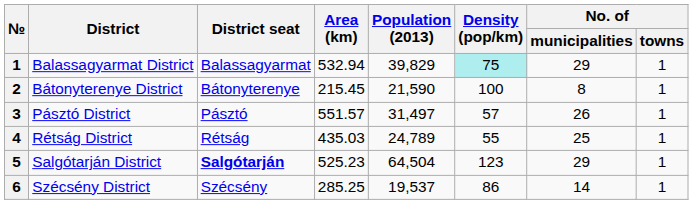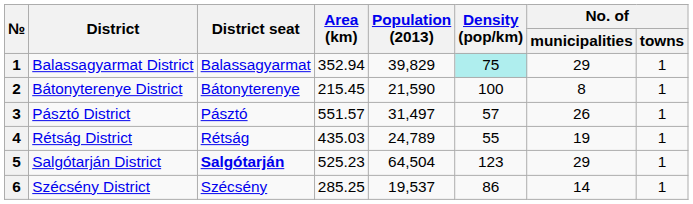(341, 65) 532.94 -> (341, 65) 352.94
(581, 138) 25 -> (581, 138) 19
